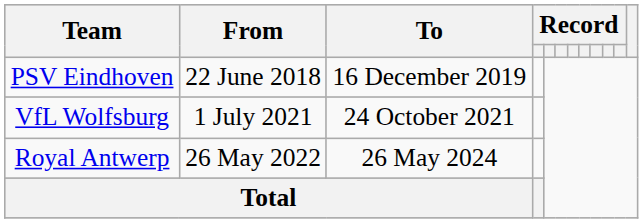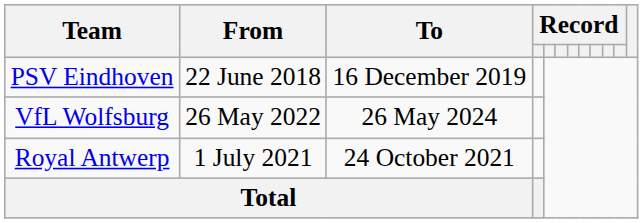(253, 117) 1 July 2021 -> (253, 117) 26 May 2022
(429, 117) 24 October 2021 -> (429, 117) 26 May 2024
(253, 157) 26 May 2022 -> (253, 157) 1 July 2021
(429, 157) 26 May 2024 -> (429, 157) 24 October 2021
